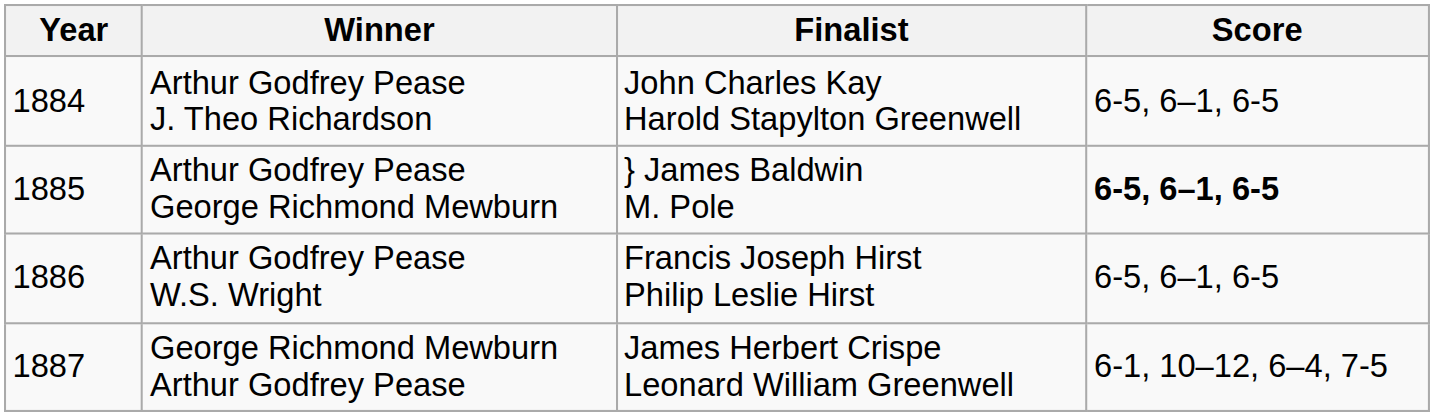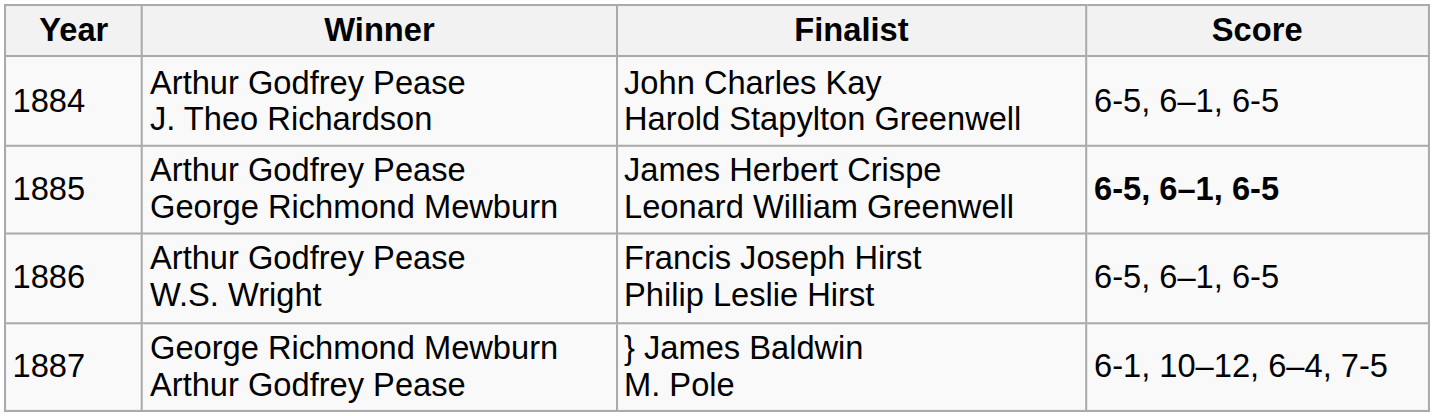(744, 188) } James Baldwin M. Pole -> (819, 188) James Herbert Crispe Leonard William Greenwell
(819, 365) James Herbert Crispe Leonard William Greenwell -> (744, 365) } James Baldwin M. Pole
